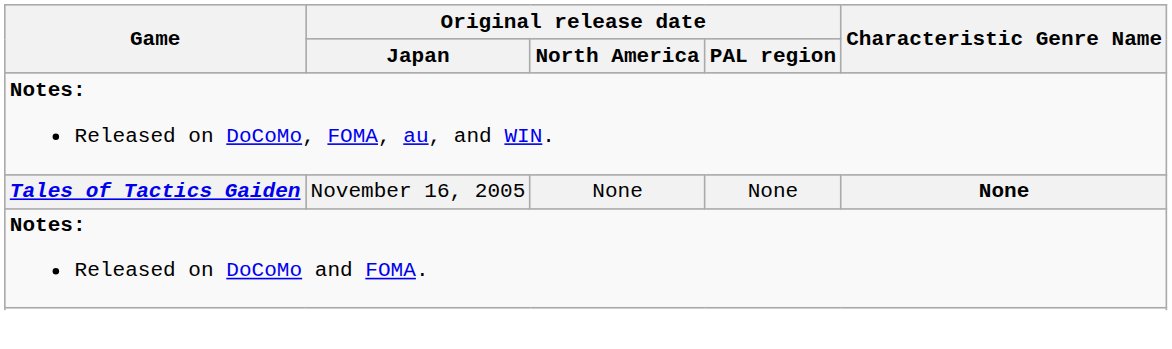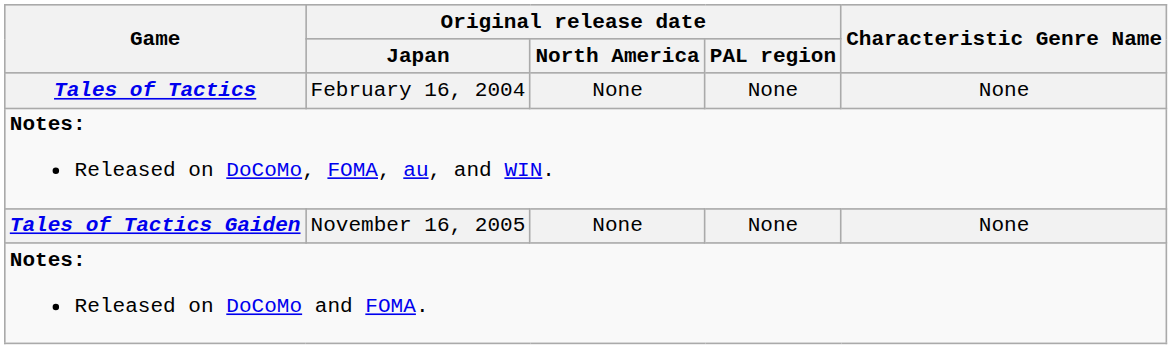+ row: (155, 91)
(1004, 191) bold -> (1004, 226) normal
